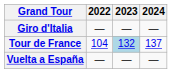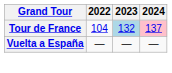- row: (45, 28)
(154, 44) no background -> (154, 28) pink background
